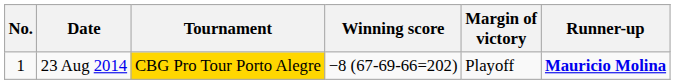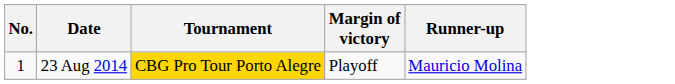- column: (393, 28)
(606, 65) bold -> (465, 65) normal
